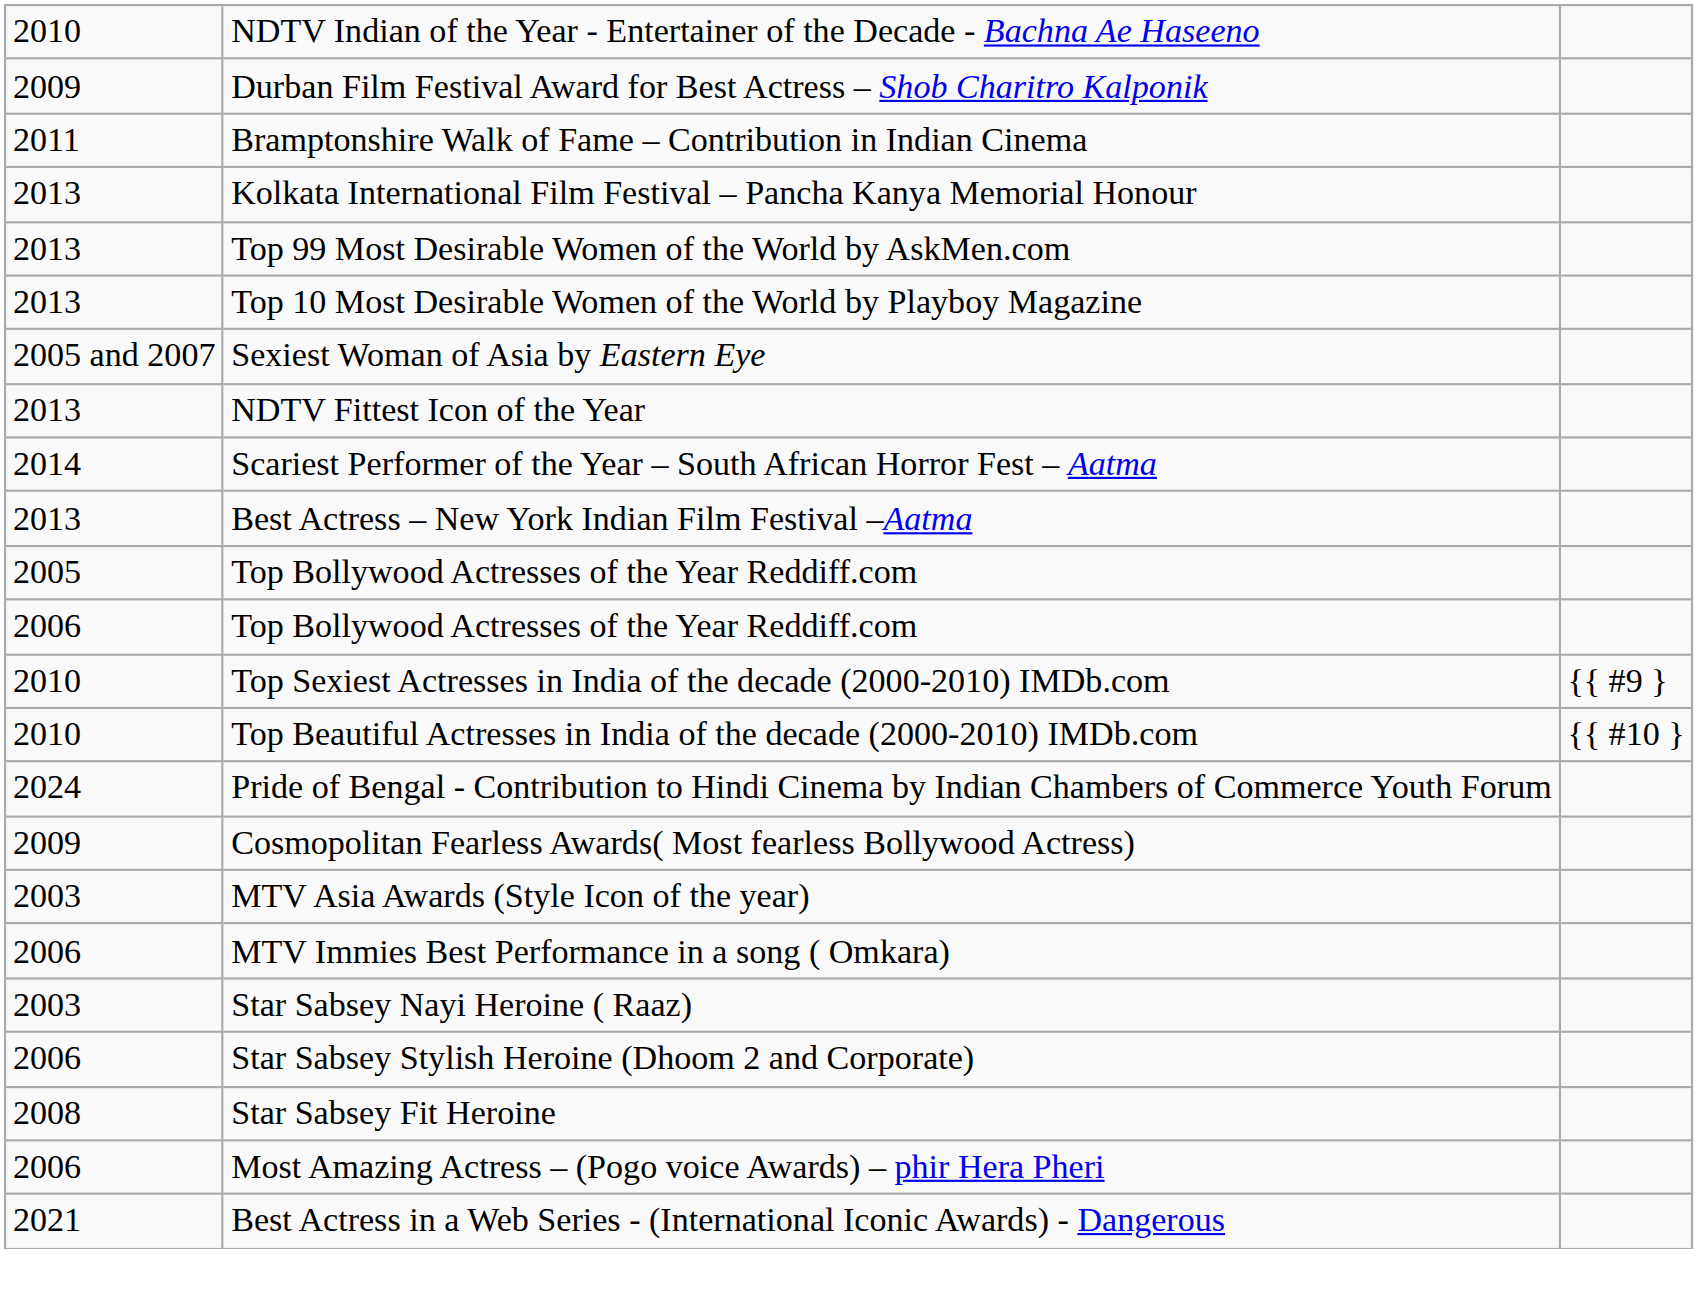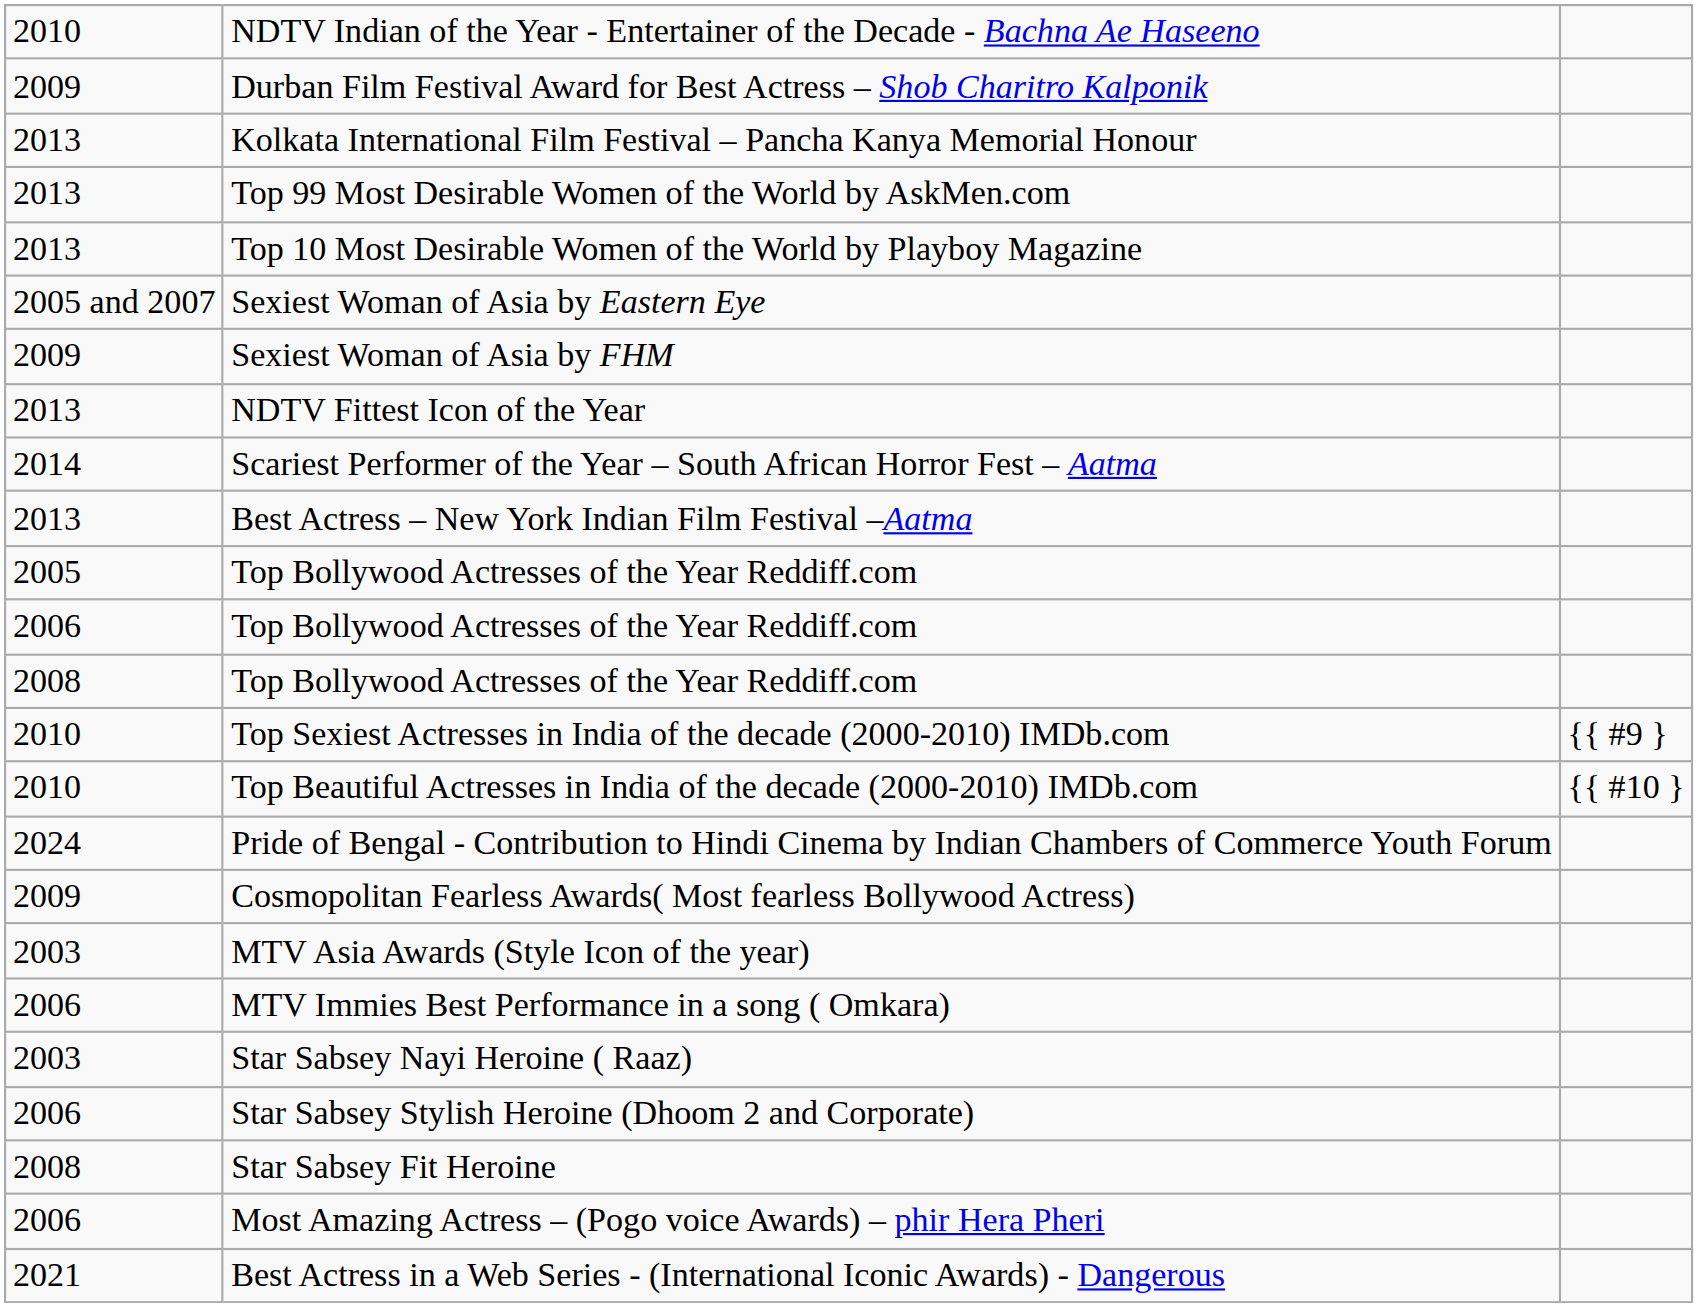- row: (46, 139)
+ row: (47, 355)
+ row: (47, 680)
